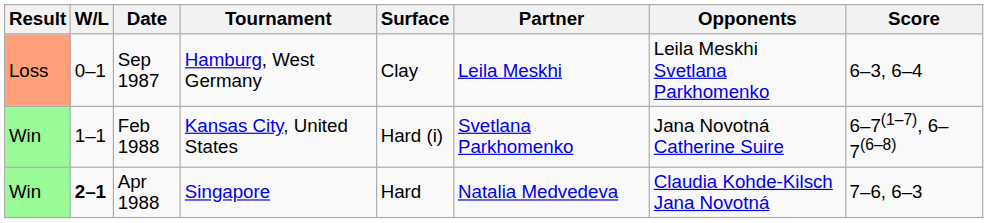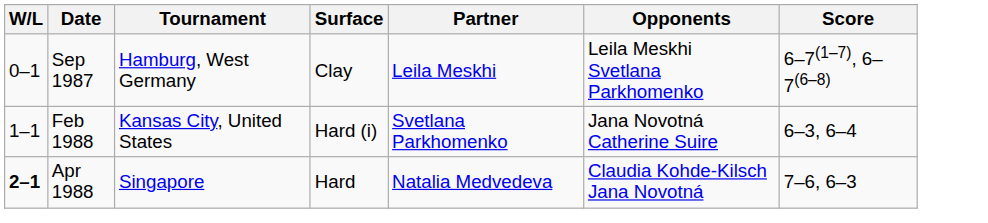- column: (38, 19)
(886, 70) 6–3, 6–4 -> (833, 70) 6–7(1–7), 6–7(6–8)
(899, 136) 6–7(1–7), 6–7(6–8) -> (820, 131) 6–3, 6–4
